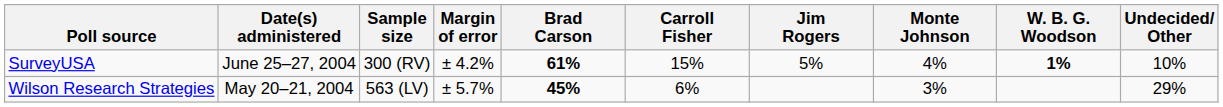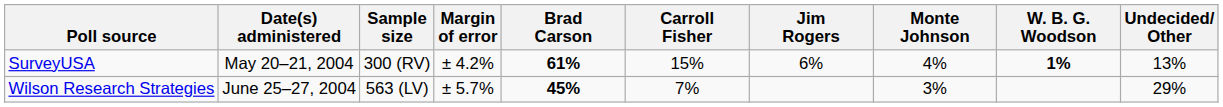(289, 63) June 25–27, 2004 -> (289, 63) May 20–21, 2004
(811, 63) 5% -> (811, 63) 6%
(1169, 63) 10% -> (1169, 63) 13%
(289, 90) May 20–21, 2004 -> (289, 90) June 25–27, 2004
(687, 90) 6% -> (687, 90) 7%
